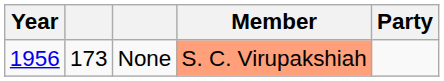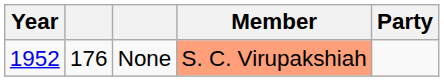(35, 57) 1956 -> (35, 57) 1952
(89, 57) 173 -> (89, 57) 176
